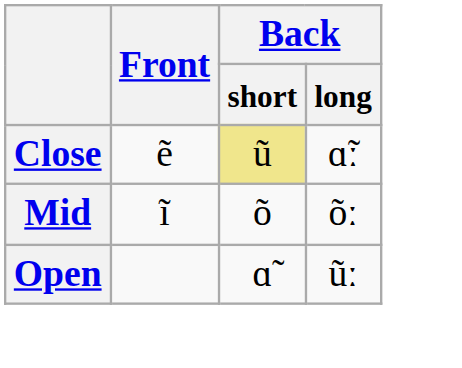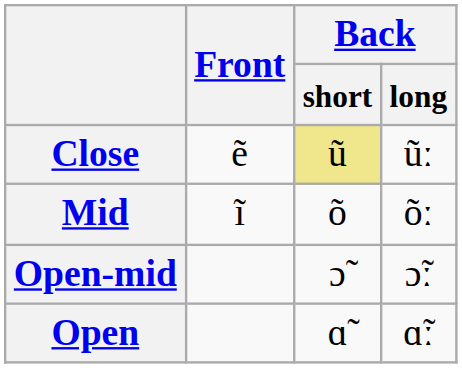(343, 153) ɑ̃ː -> (418, 153) ũː
+ row: (95, 272)
(343, 272) ũː -> (418, 332) ɑ̃ː
